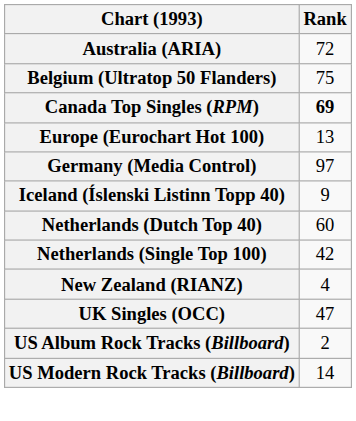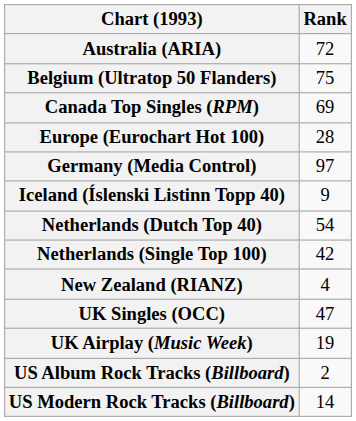(325, 107) bold -> (325, 107) normal
(325, 136) 13 -> (325, 136) 28
(325, 225) 60 -> (325, 225) 54
+ row: (152, 343)
